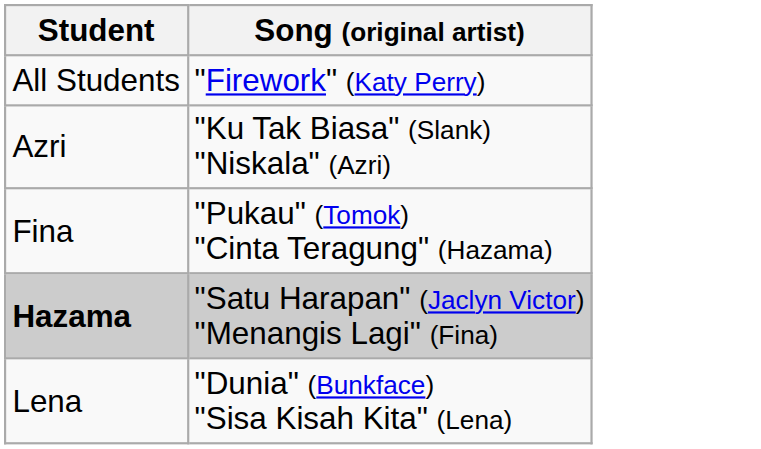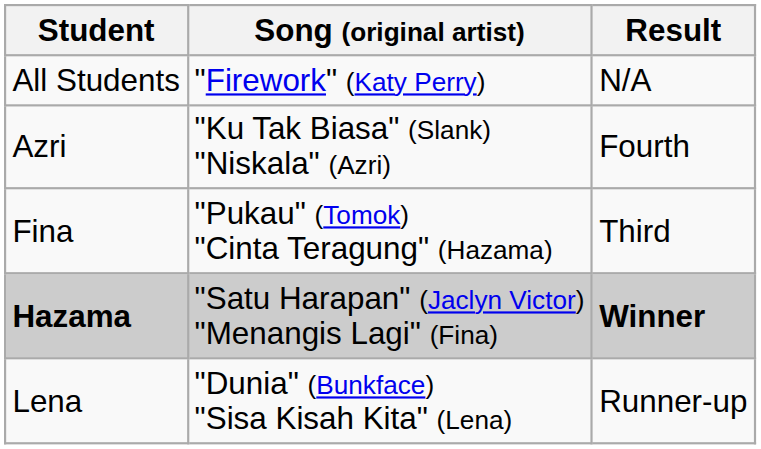+ column: (673, 30)
